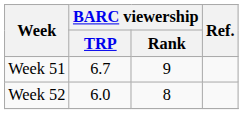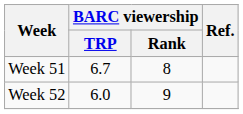(167, 69) 9 -> (167, 69) 8
(167, 95) 8 -> (167, 95) 9
